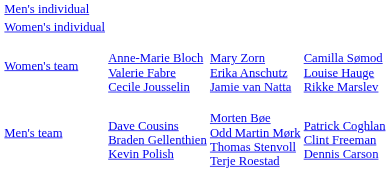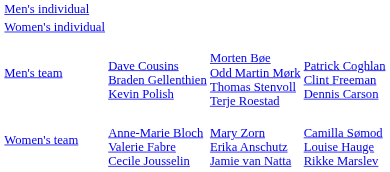rows swapped: (33, 132) <-> (41, 65)
